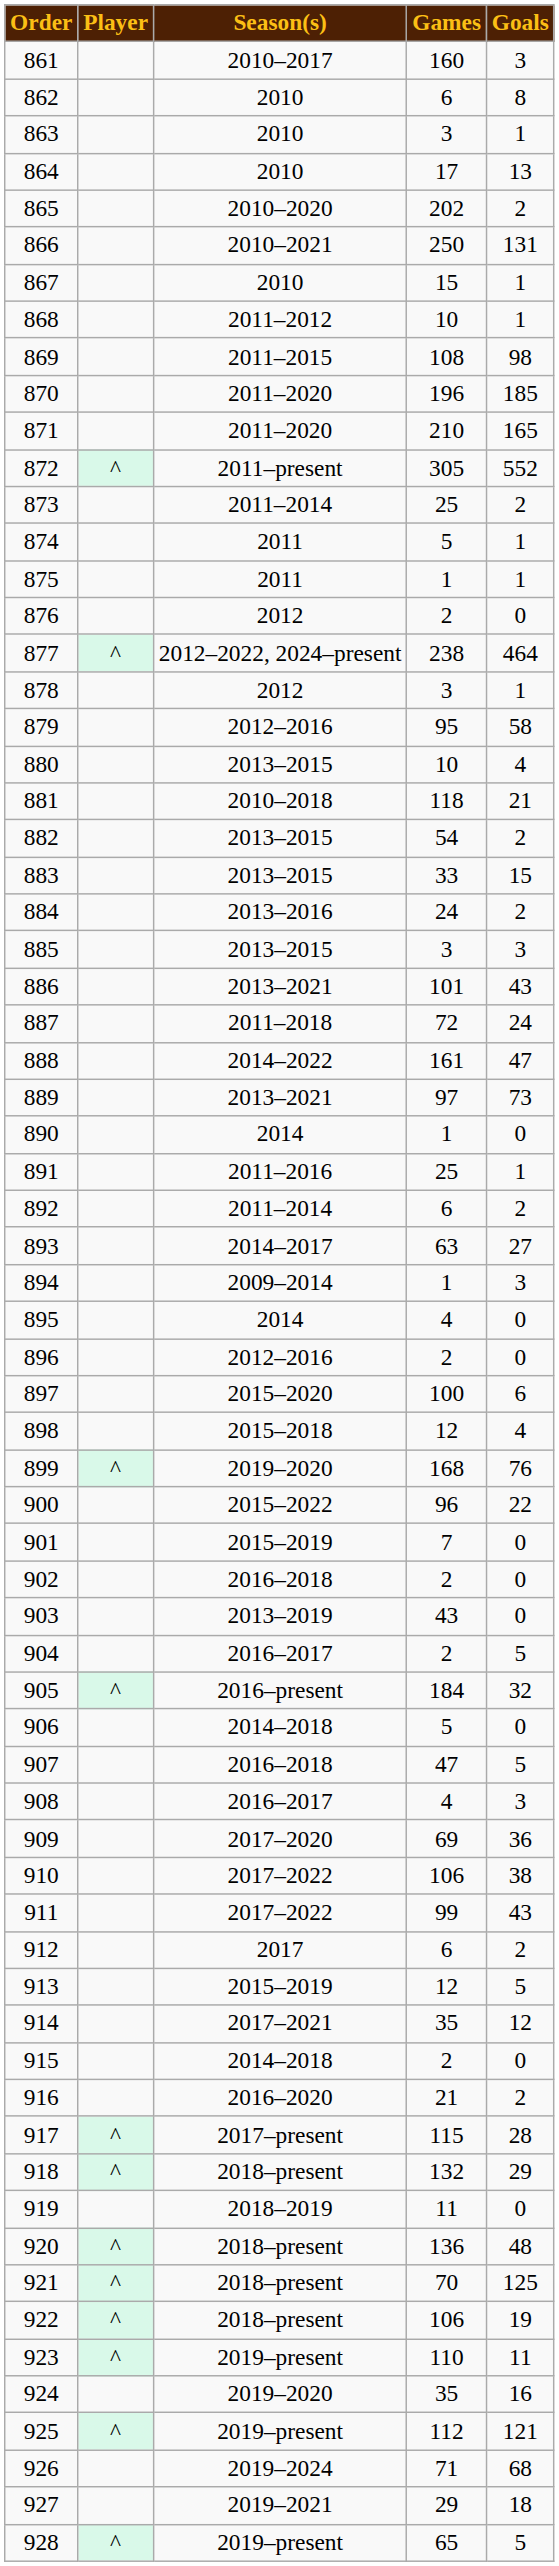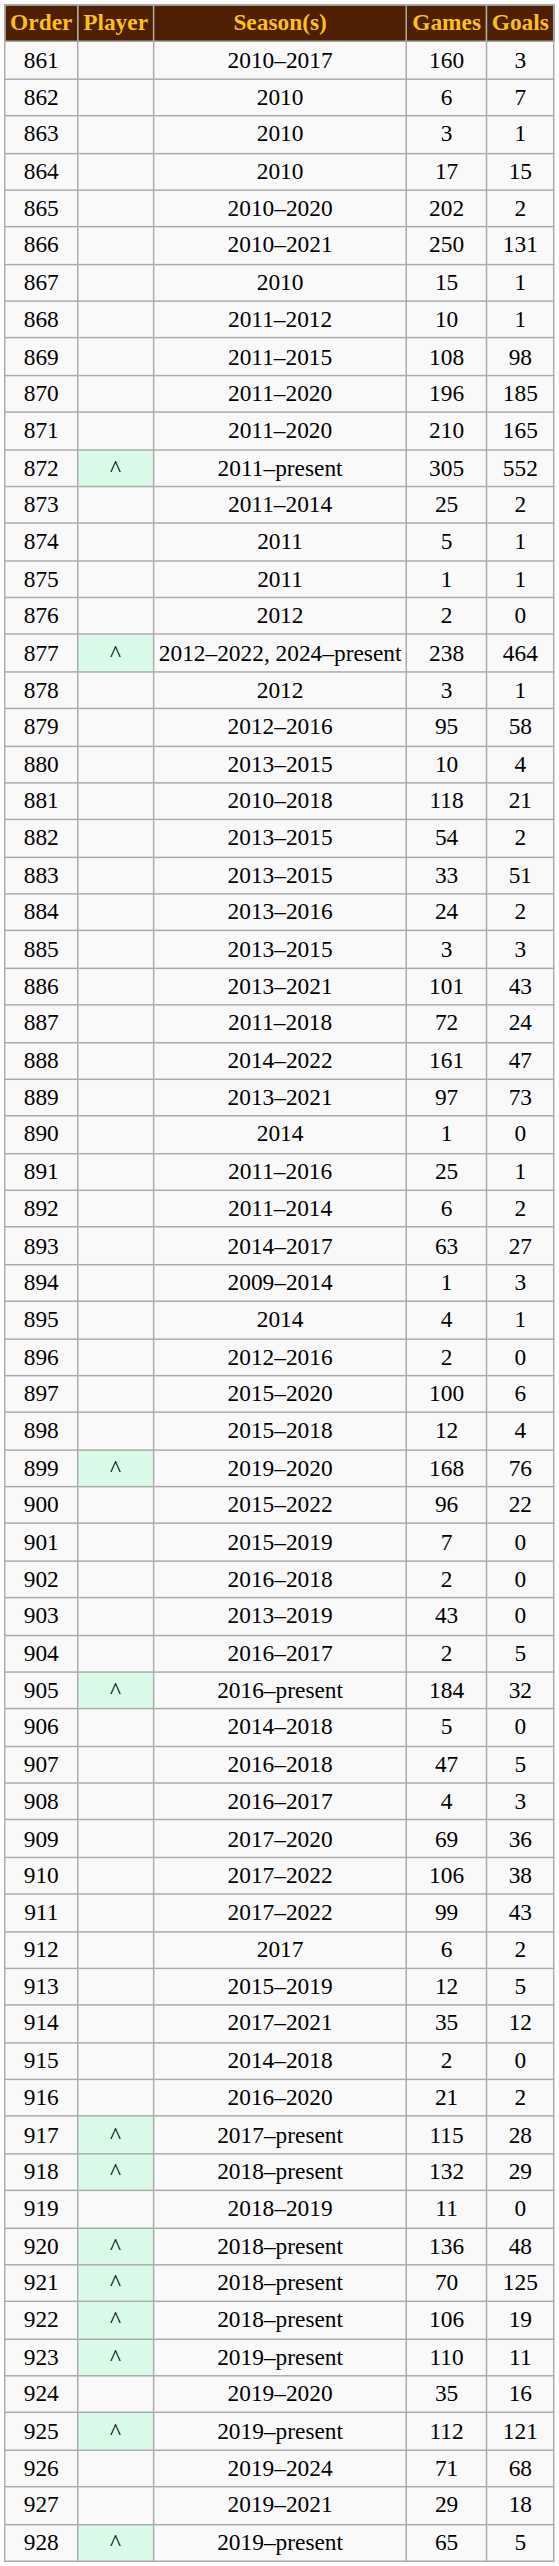(520, 97) 8 -> (520, 97) 7
(520, 171) 13 -> (520, 171) 15
(520, 875) 15 -> (520, 875) 51
(520, 1319) 0 -> (520, 1319) 1
